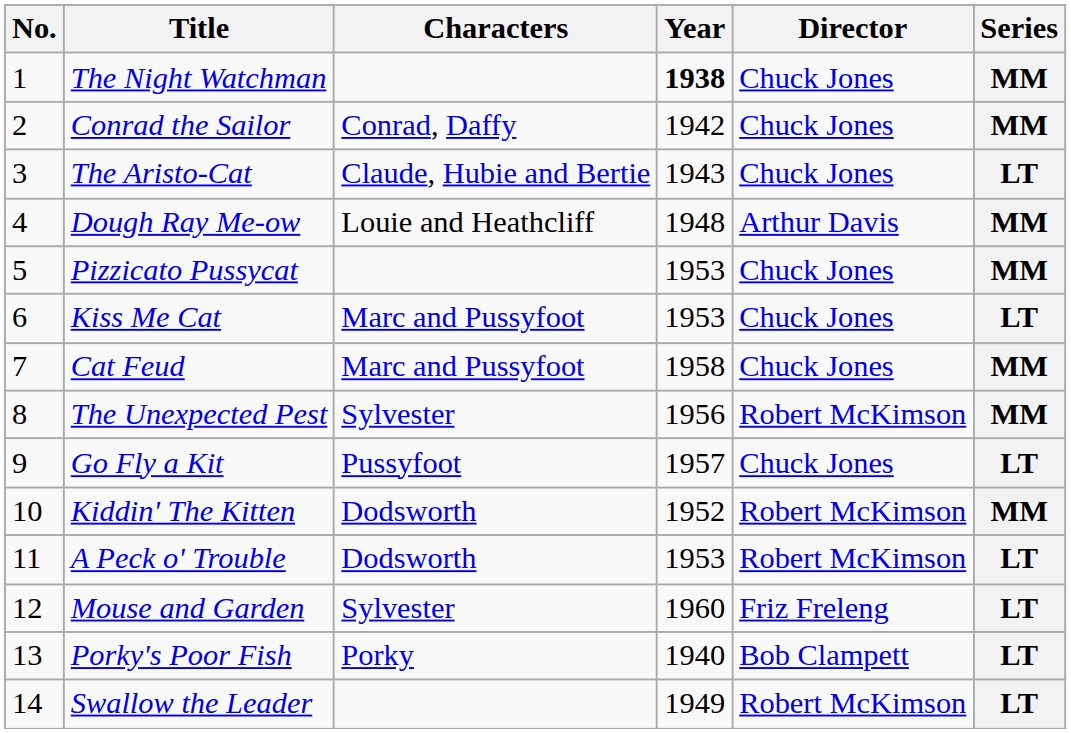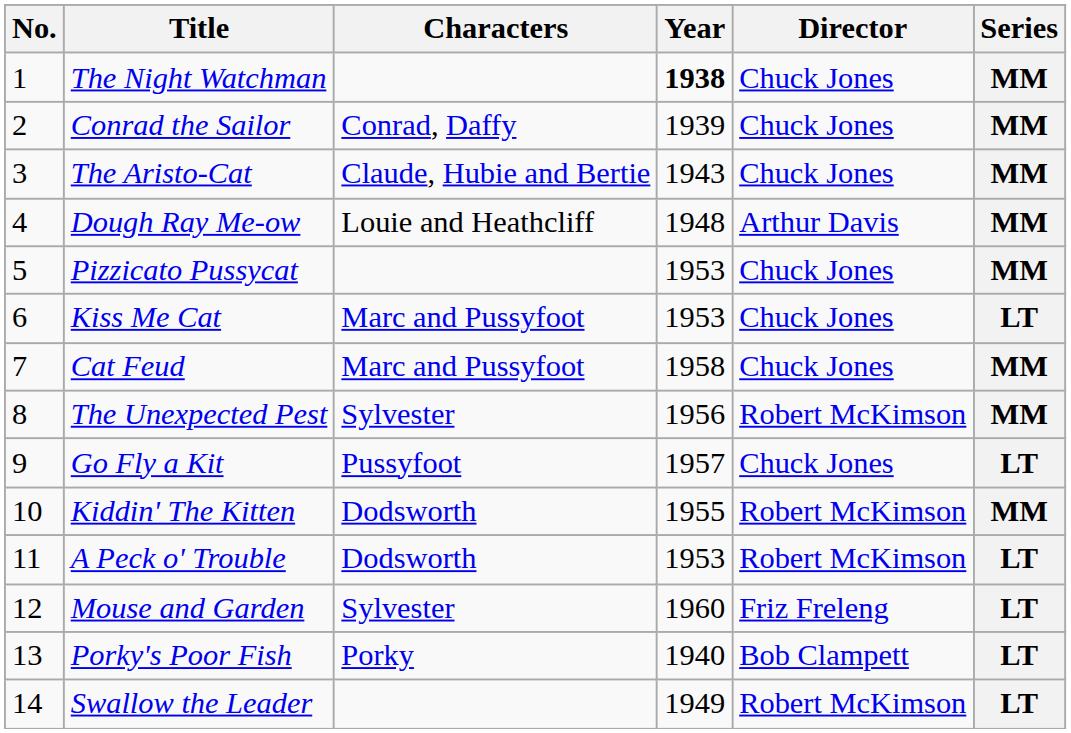(695, 125) 1942 -> (695, 125) 1939
(1019, 173) LT -> (1019, 173) MM
(695, 510) 1952 -> (695, 510) 1955
